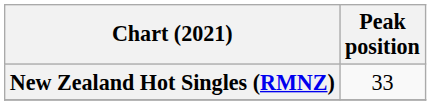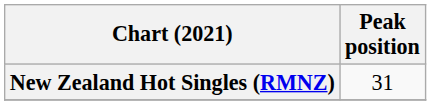(382, 81) 33 -> (382, 81) 31
